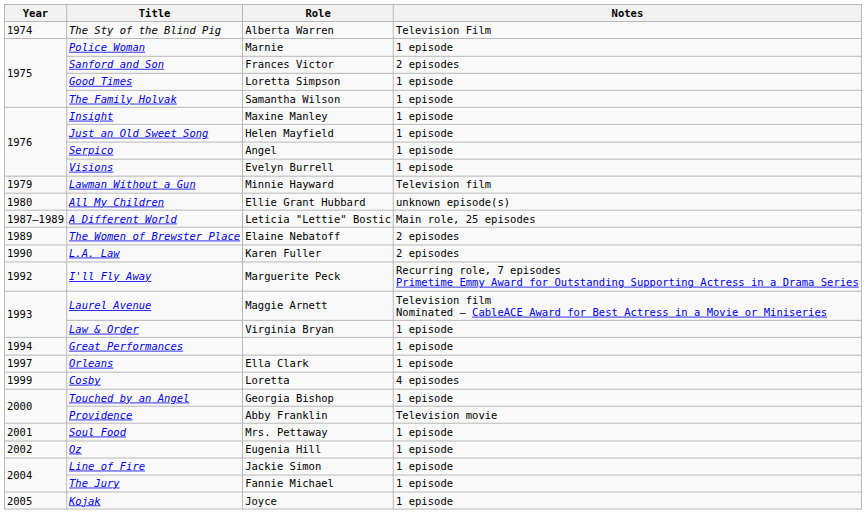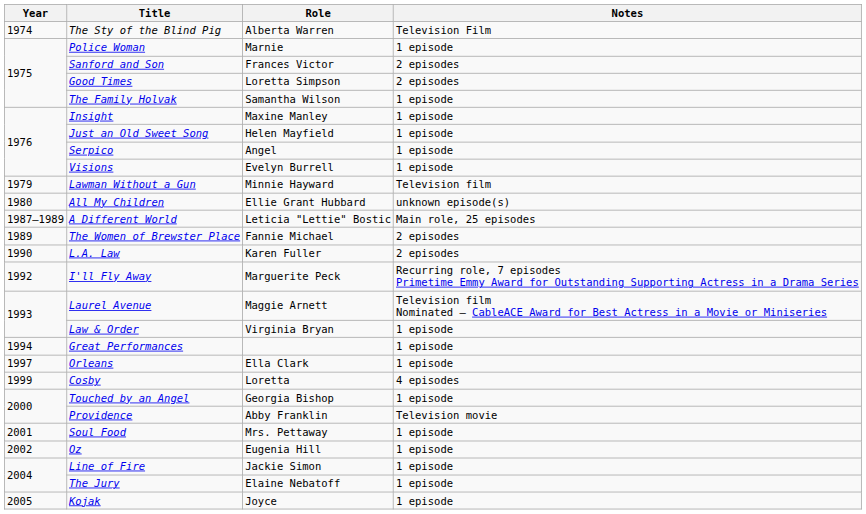(425, 82) 1 episode -> (428, 82) 2 episodes
(293, 236) Elaine Nebatoff -> (290, 236) Fannie Michael
(290, 483) Fannie Michael -> (293, 483) Elaine Nebatoff
